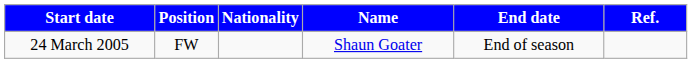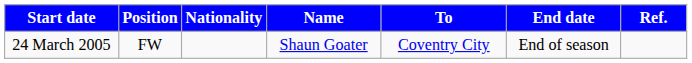+ column: (444, 18)
